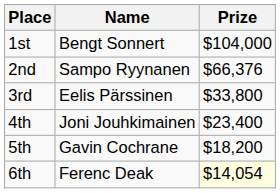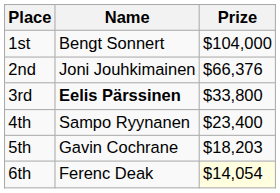(124, 69) Sampo Ryynanen -> (127, 69) Joni Jouhkimainen
(116, 95) normal -> (120, 95) bold
(127, 122) Joni Jouhkimainen -> (124, 122) Sampo Ryynanen
(233, 148) $18,200 -> (233, 148) $18,203
